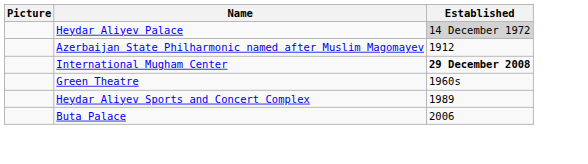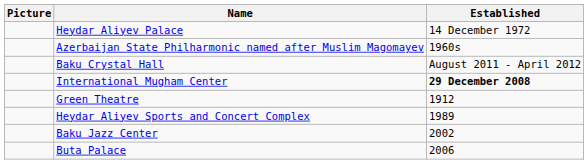(480, 30) lightgrey background -> (480, 30) no background
(442, 47) 1912 -> (445, 47) 1960s
+ row: (110, 64)
(445, 82) 1960s -> (442, 99) 1912
+ row: (107, 133)
